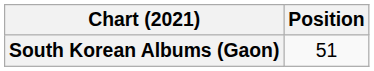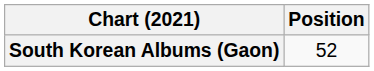(326, 50) 51 -> (326, 50) 52
